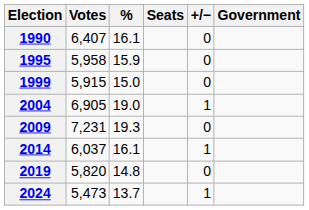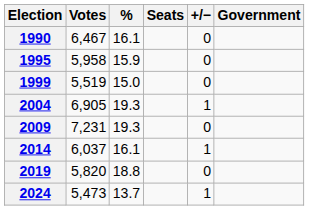(89, 37) 6,407 -> (89, 37) 6,467
(89, 82) 5,915 -> (89, 82) 5,519
(126, 104) 19.0 -> (126, 104) 19.3
(126, 171) 14.8 -> (126, 171) 18.8
